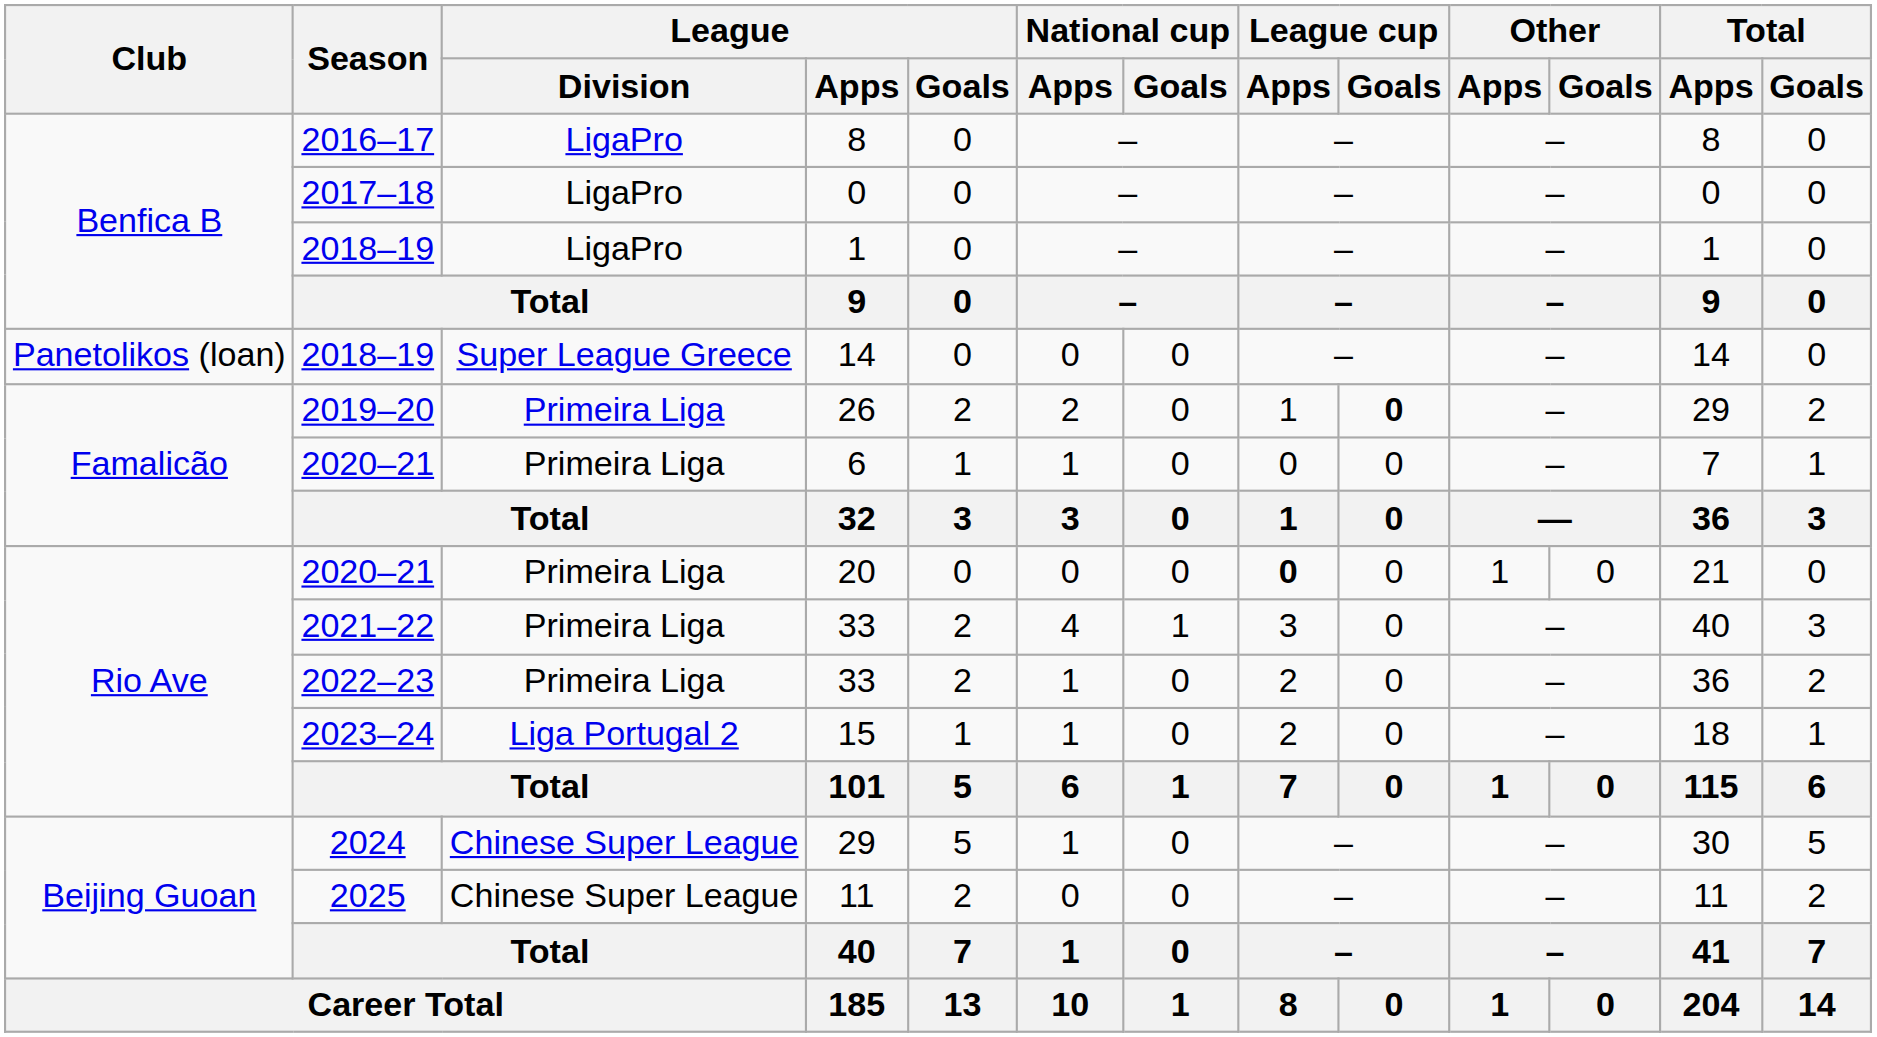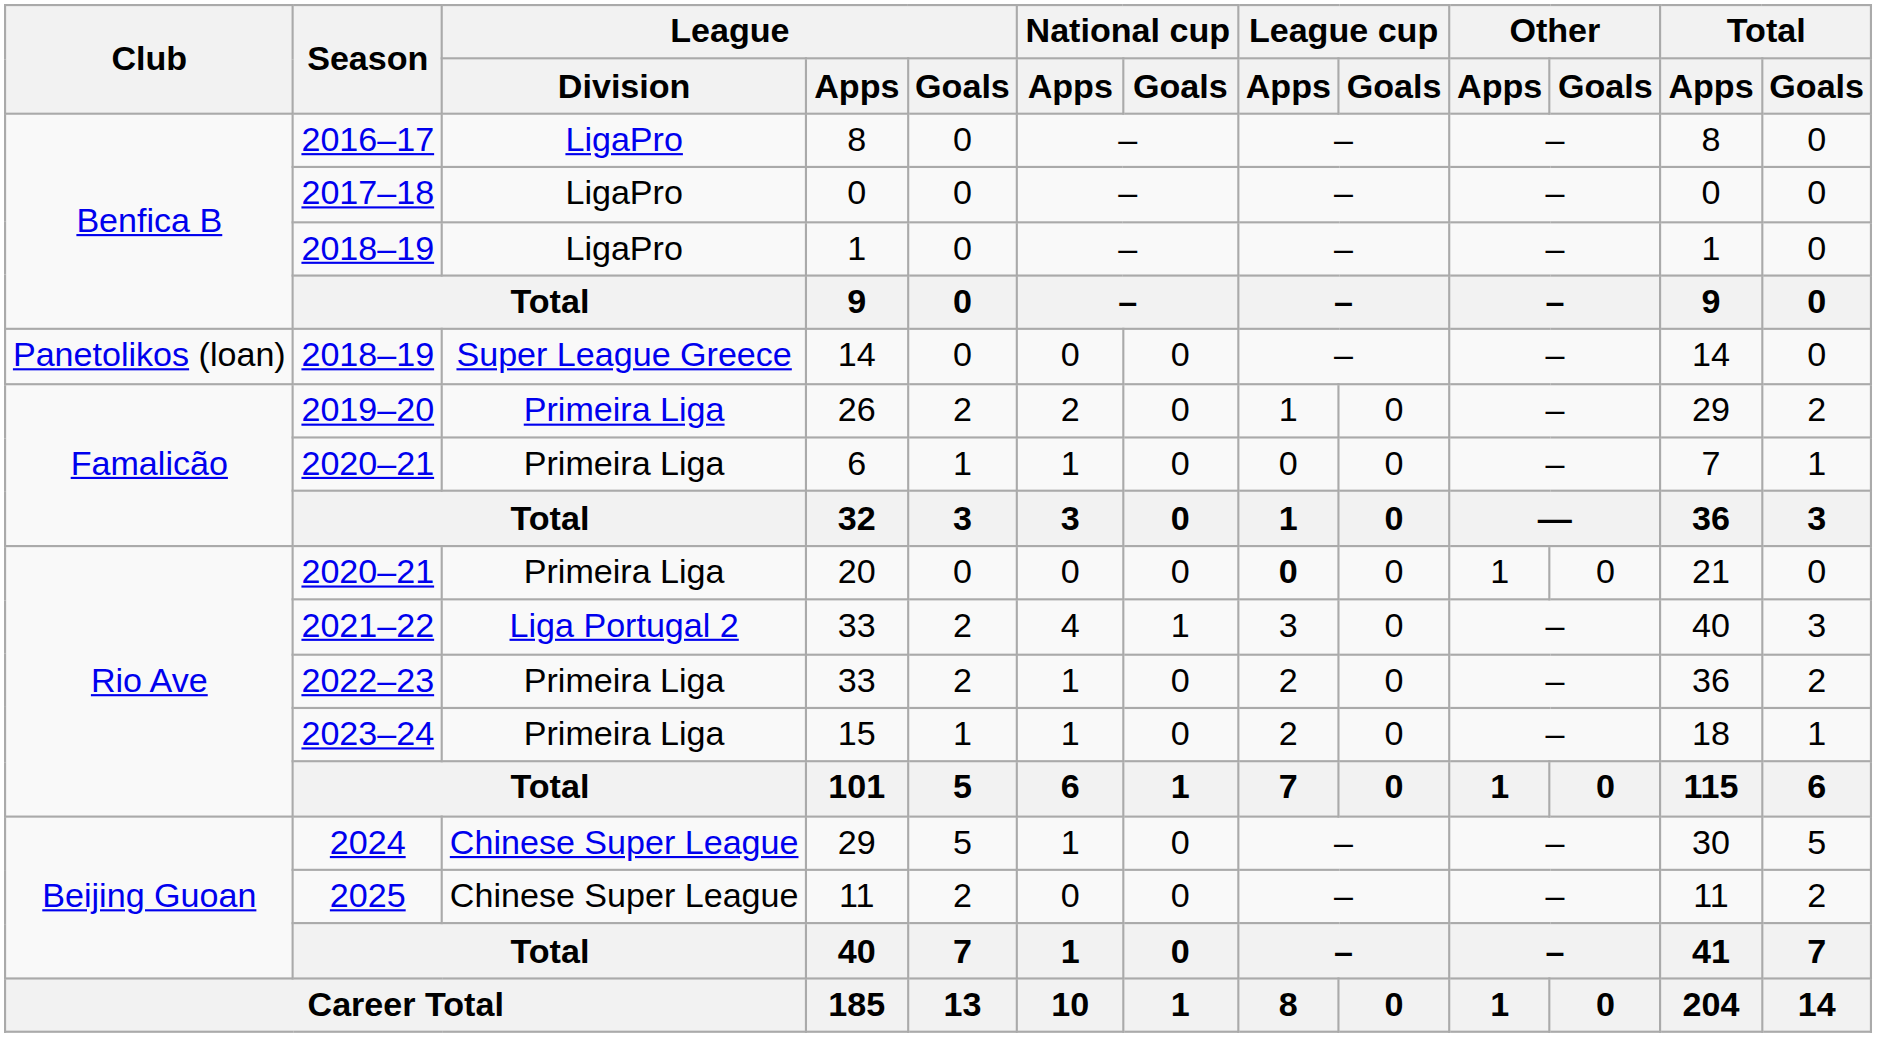(1394, 409) bold -> (1394, 409) normal
(624, 626) Primeira Liga -> (624, 626) Liga Portugal 2
(624, 734) Liga Portugal 2 -> (624, 734) Primeira Liga
